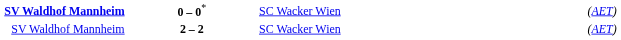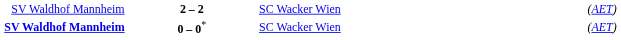rows swapped: (192, 29) <-> (192, 10)
